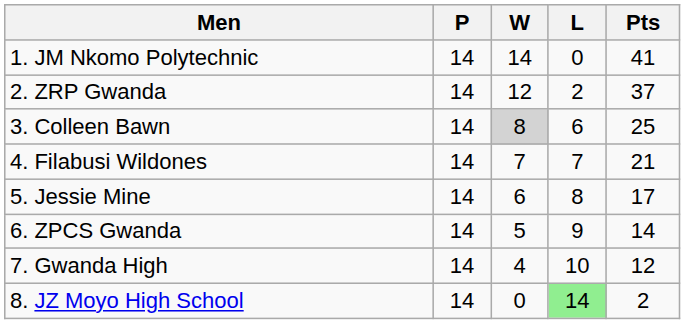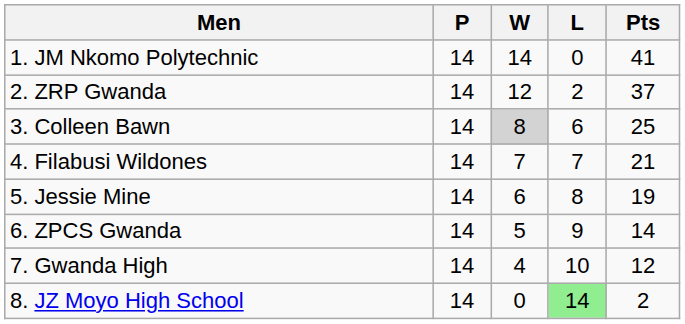(643, 197) 17 -> (643, 197) 19
